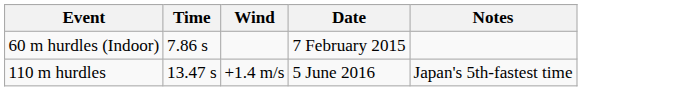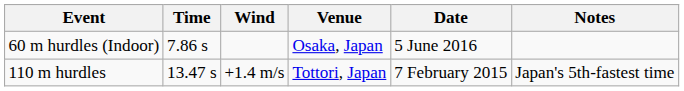+ column: (339, 18)
(349, 45) 7 February 2015 -> (436, 45) 5 June 2016
(334, 72) 5 June 2016 -> (451, 72) 7 February 2015
